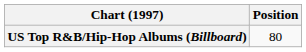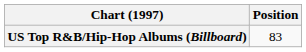(276, 36) 80 -> (276, 36) 83
